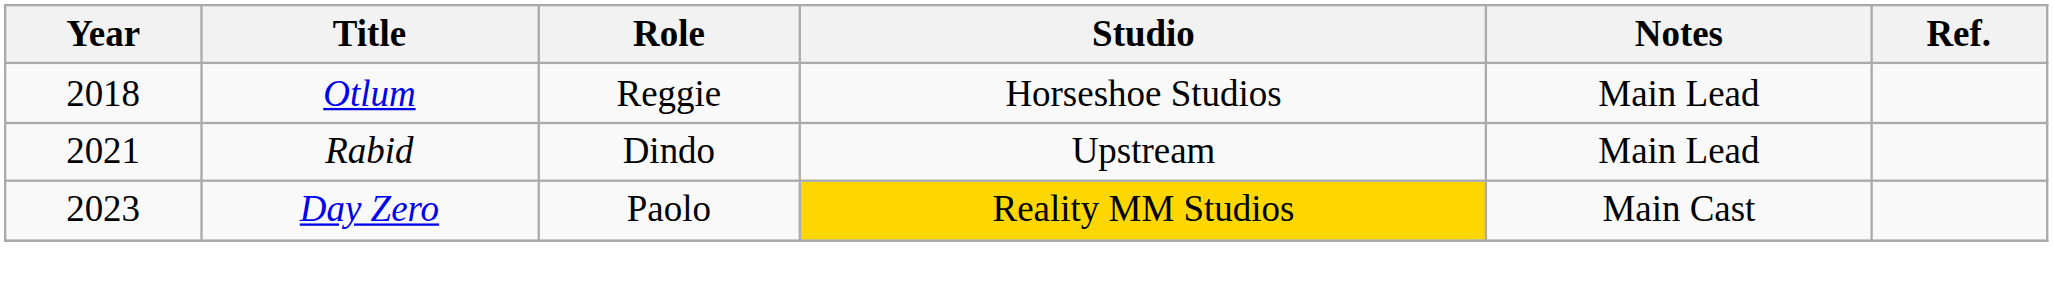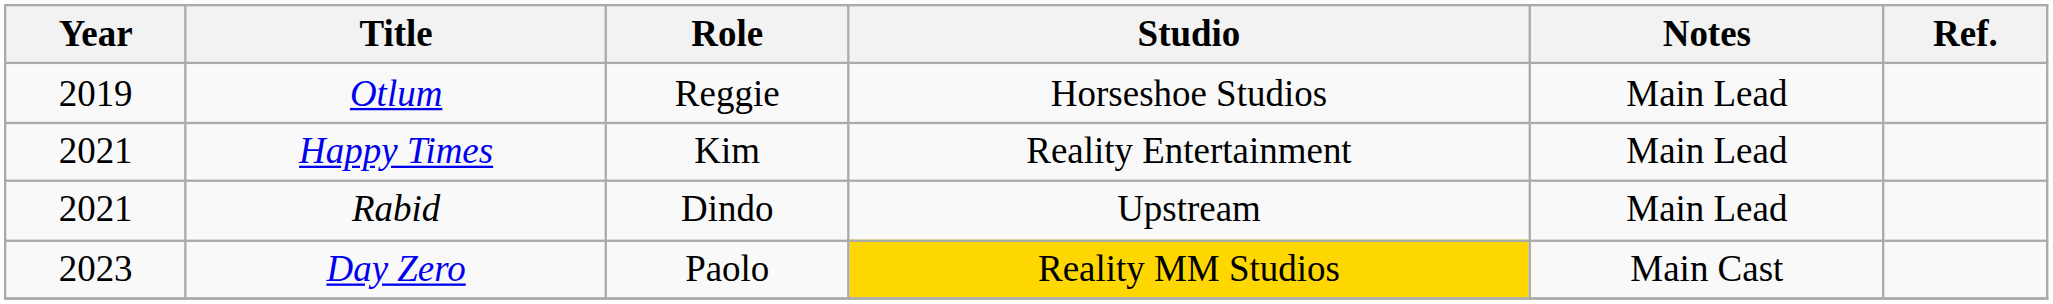(103, 92) 2018 -> (96, 92) 2019
+ row: (396, 151)
